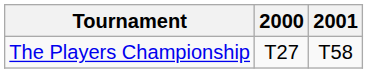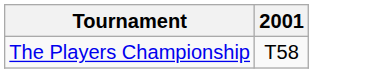- column: (282, 21)
